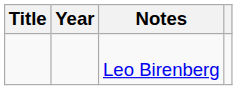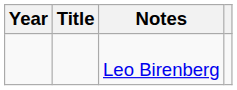columns swapped: (75, 19) <-> (28, 19)
